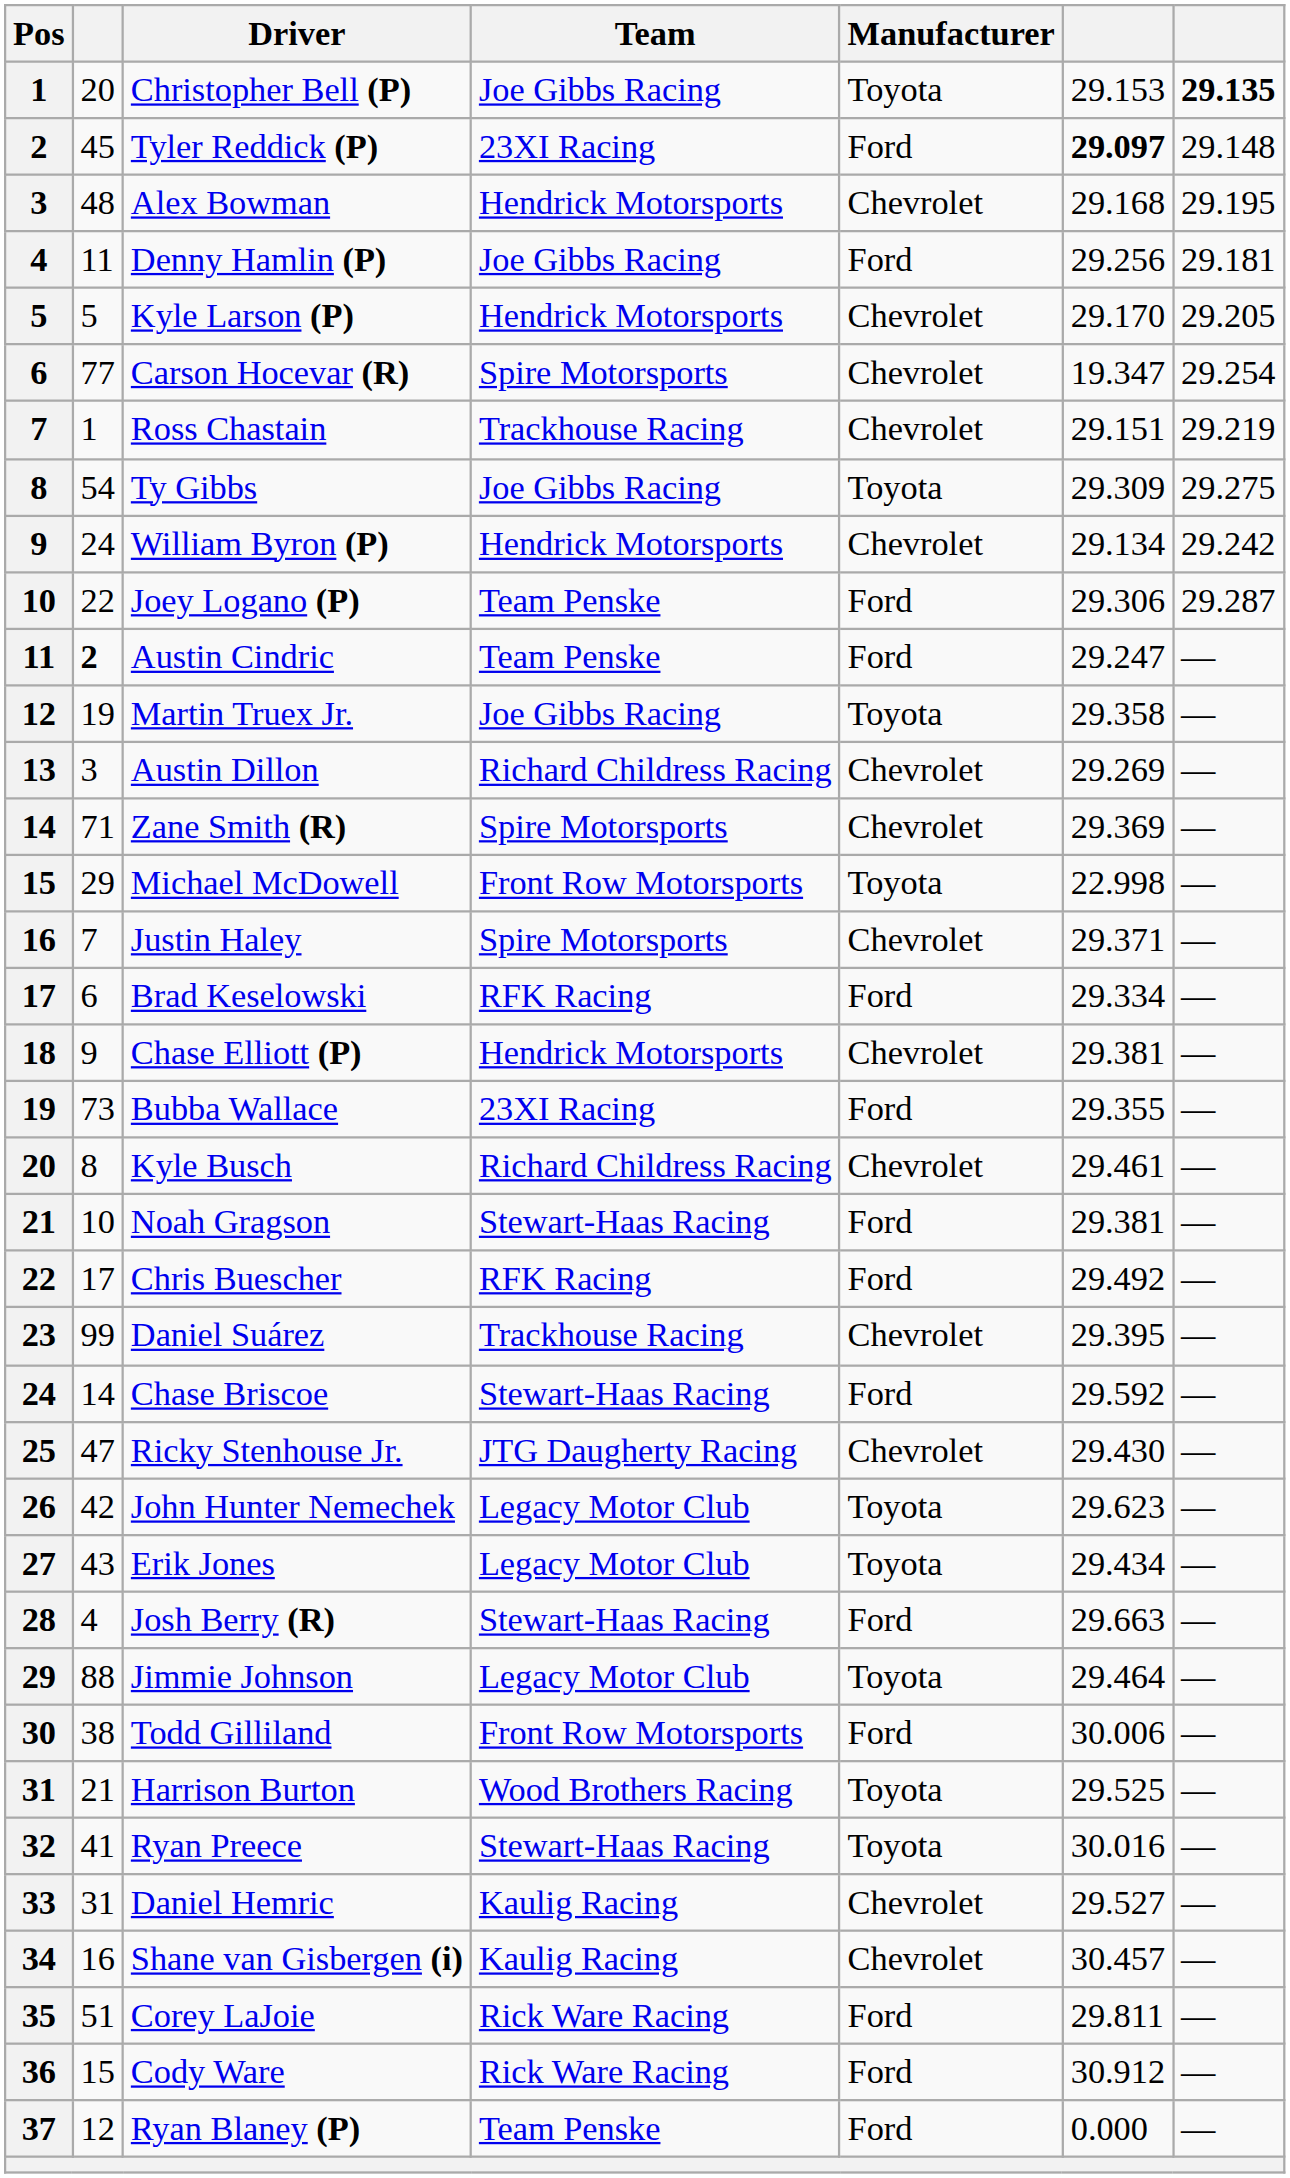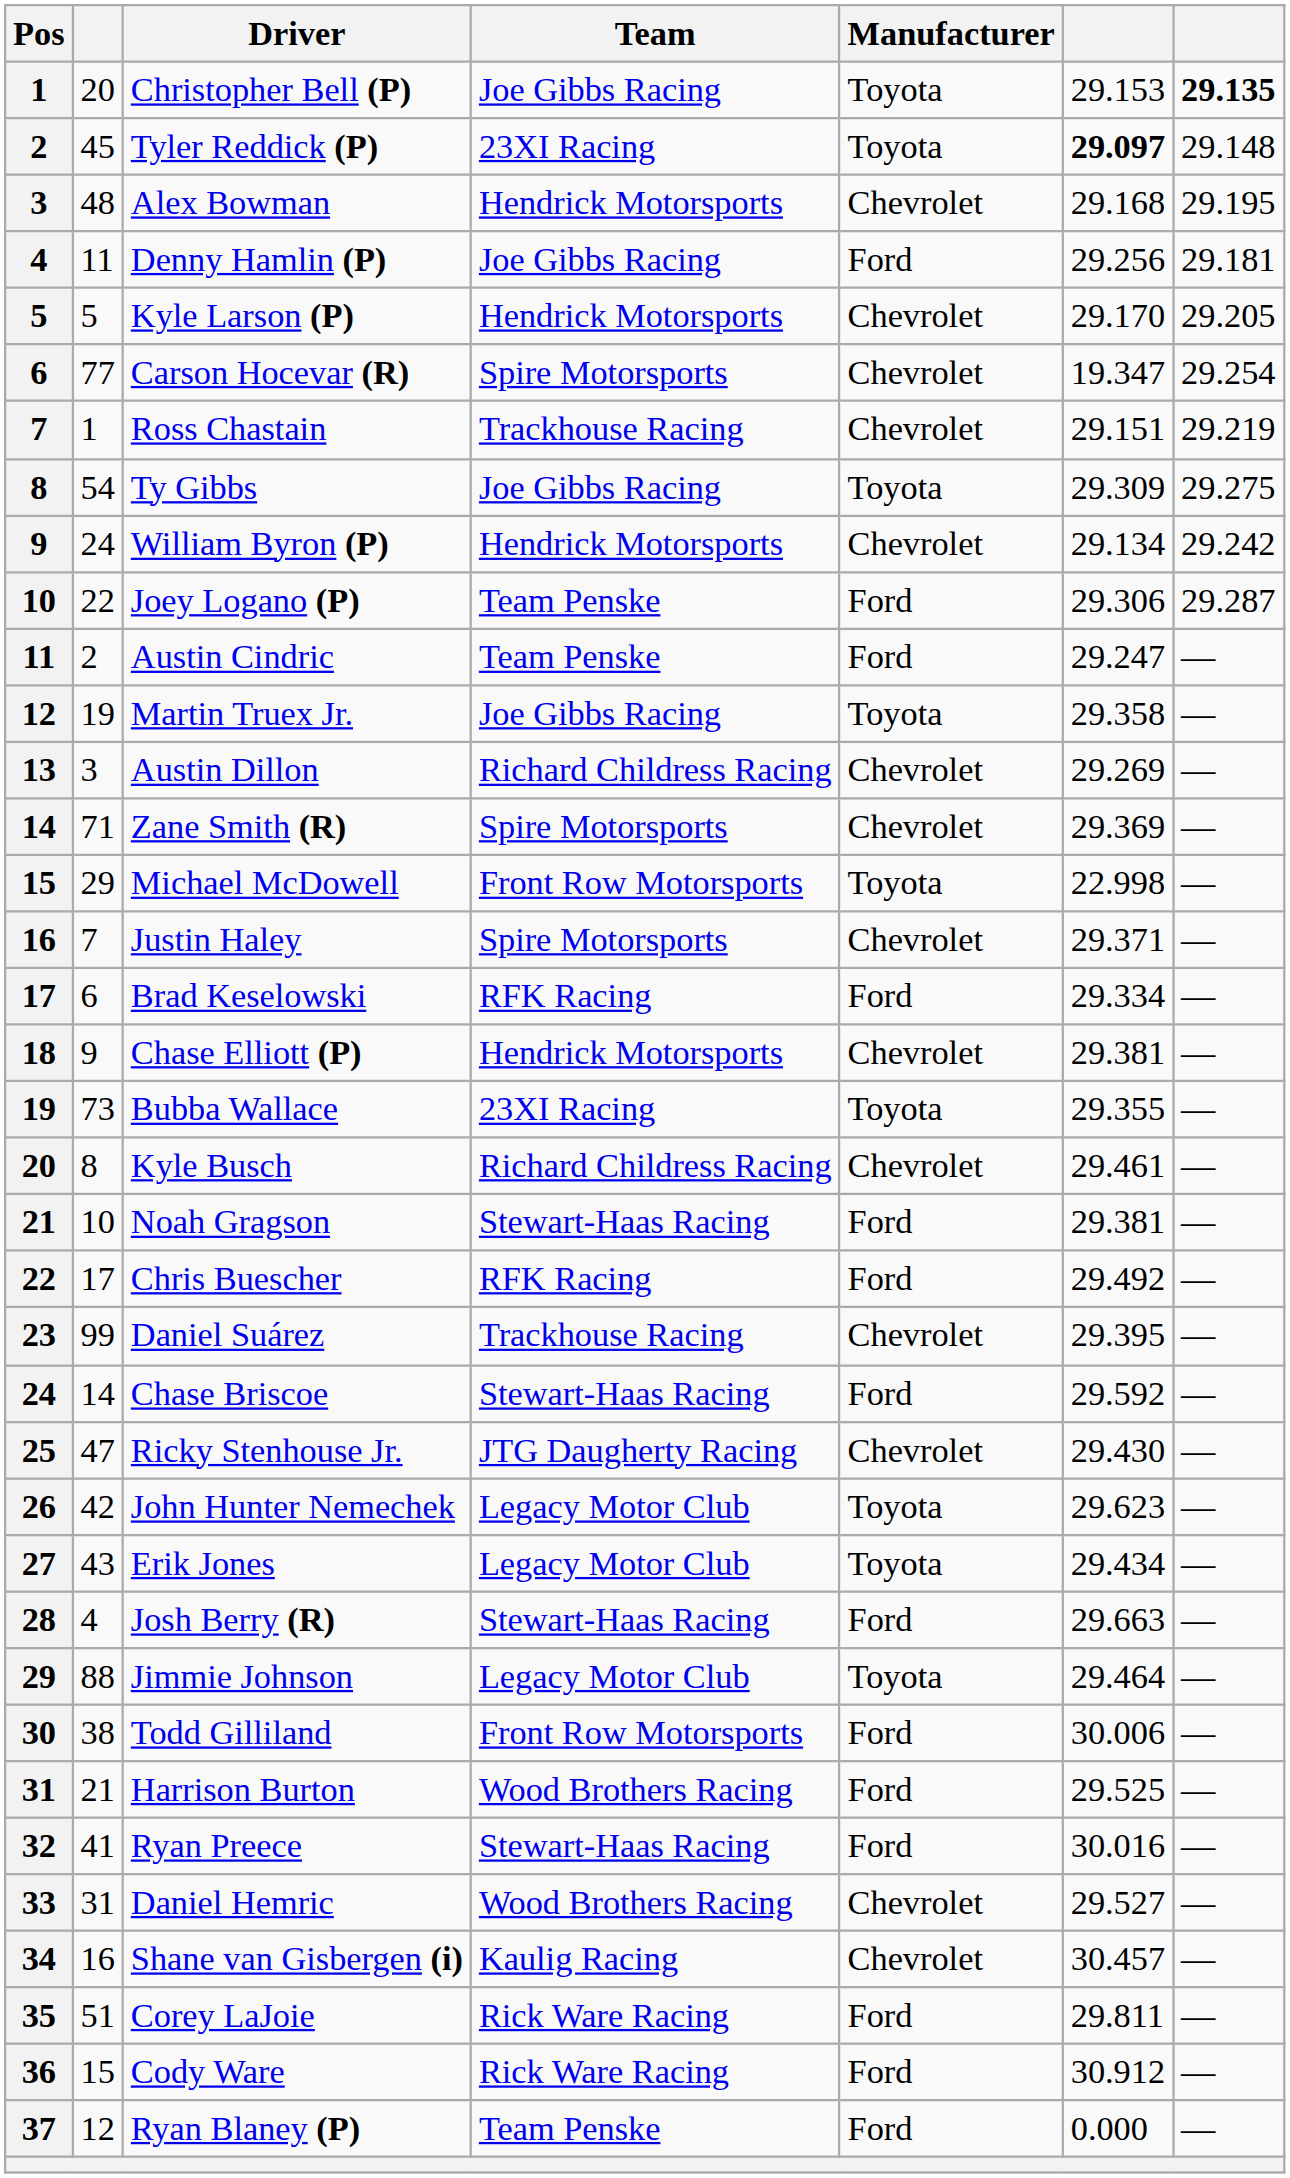(880, 146) Ford -> (895, 146) Toyota
(89, 656) bold -> (89, 656) normal
(880, 1109) Ford -> (895, 1109) Toyota
(895, 1788) Toyota -> (880, 1788) Ford
(895, 1845) Toyota -> (880, 1845) Ford
(578, 1902) Kaulig Racing -> (636, 1902) Wood Brothers Racing
